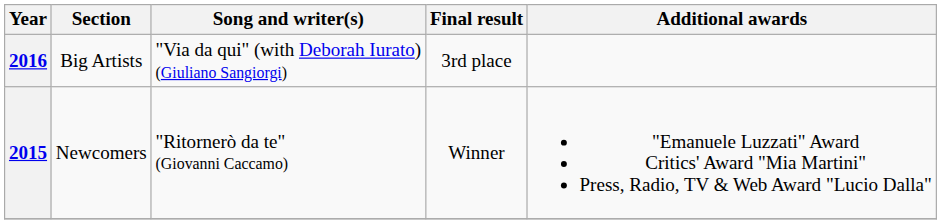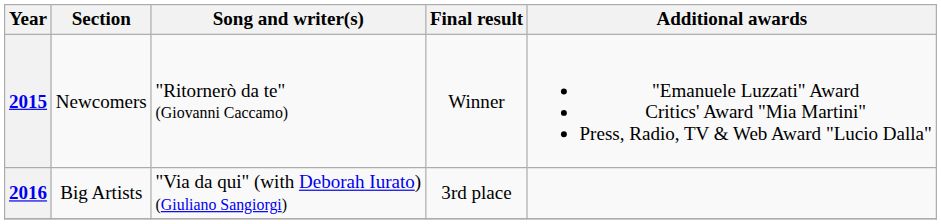rows swapped: (28, 152) <-> (28, 60)
